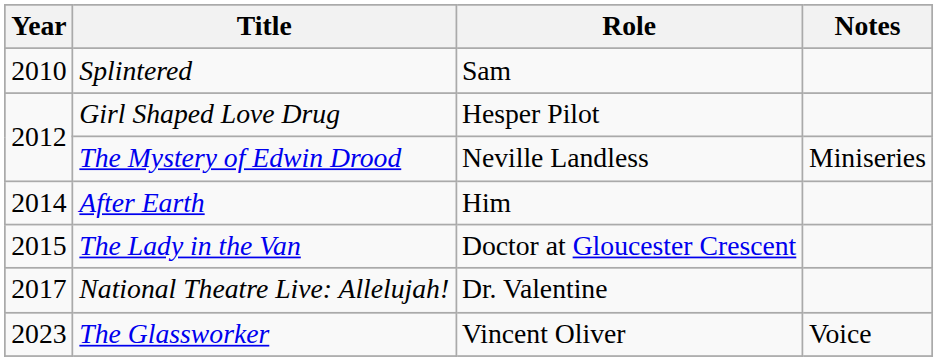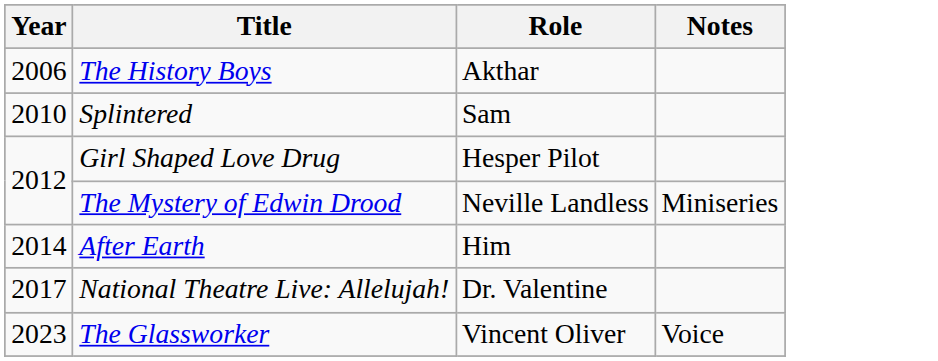+ row: (175, 70)
- row: (190, 245)
